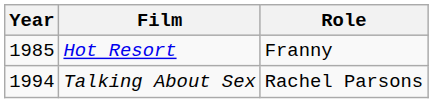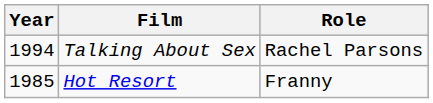rows swapped: (160, 82) <-> (120, 51)
